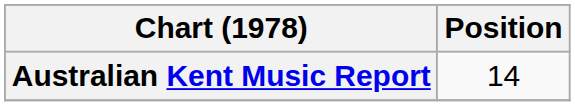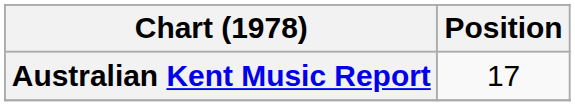(504, 75) 14 -> (504, 75) 17
